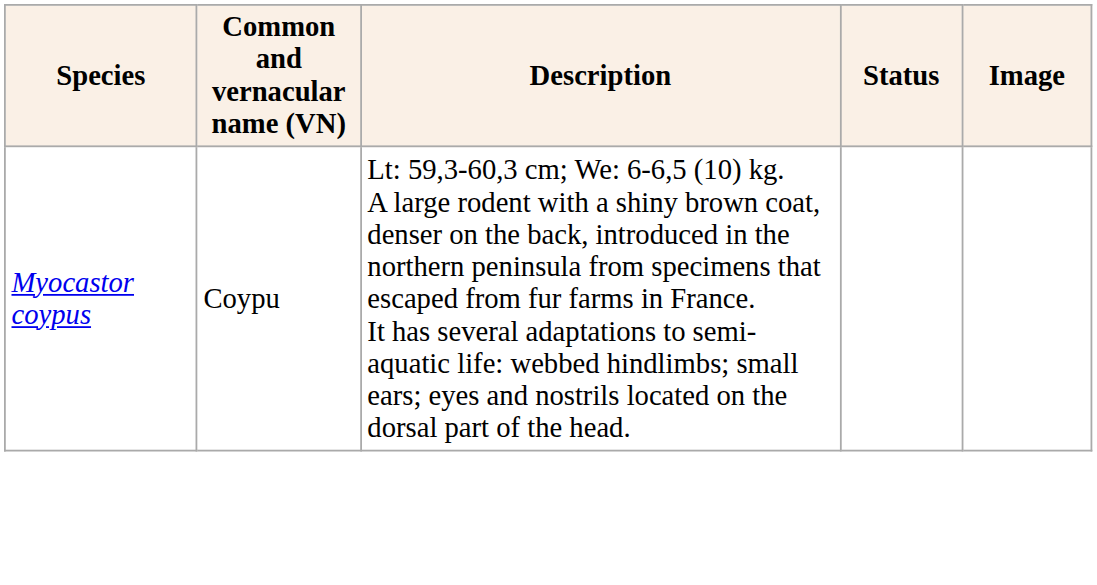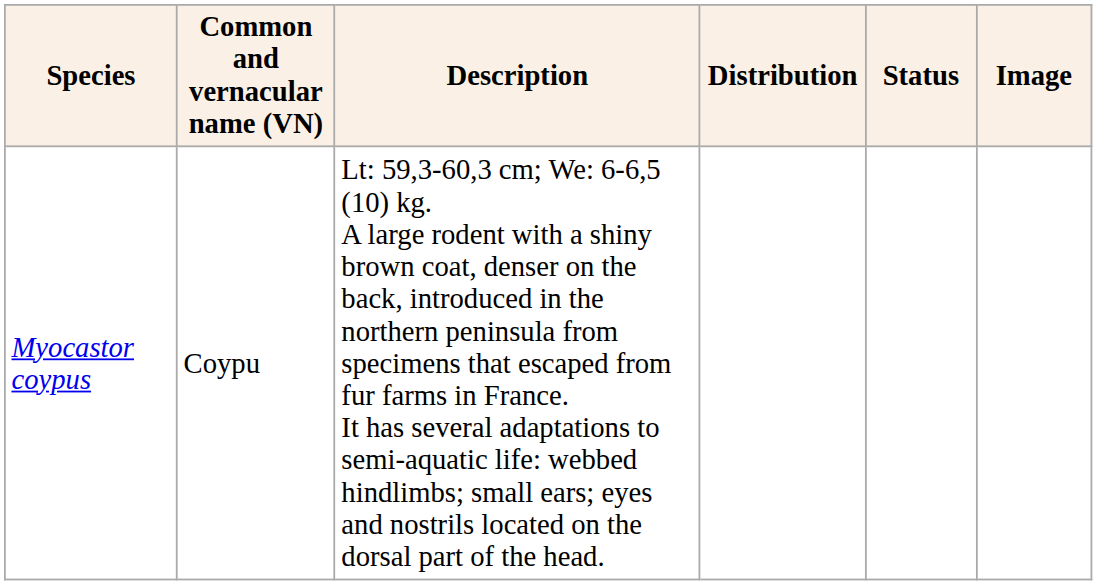+ column: (783, 75)
